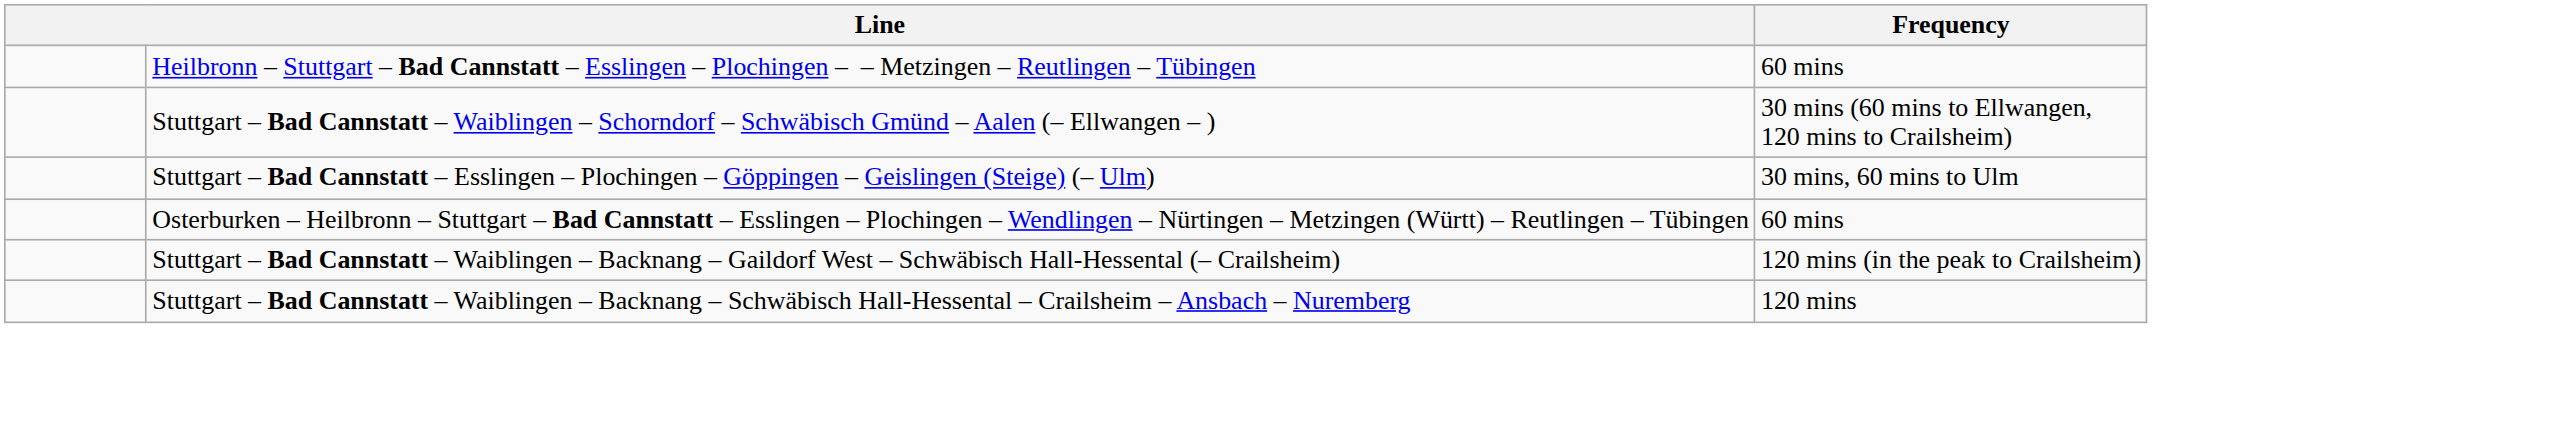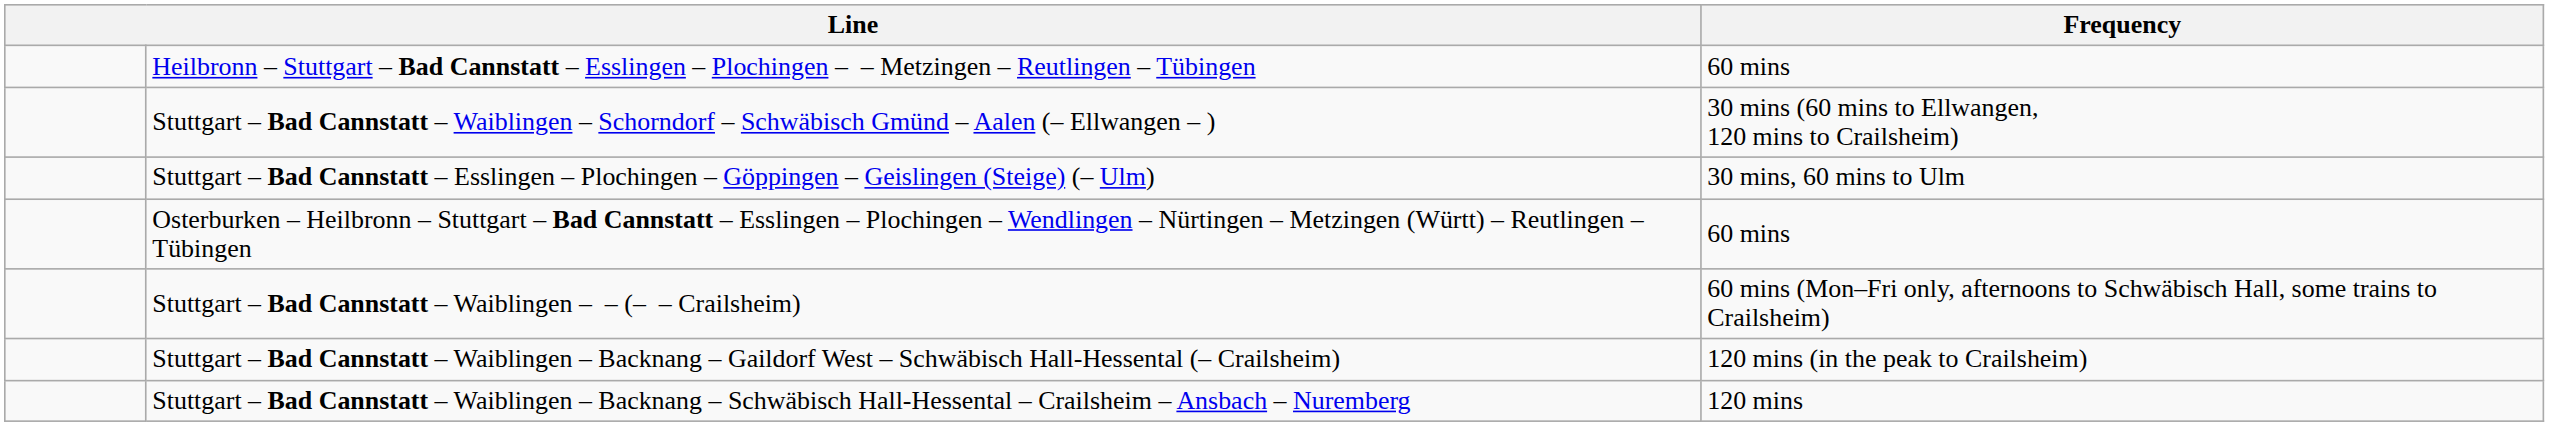+ row: (476, 303)
